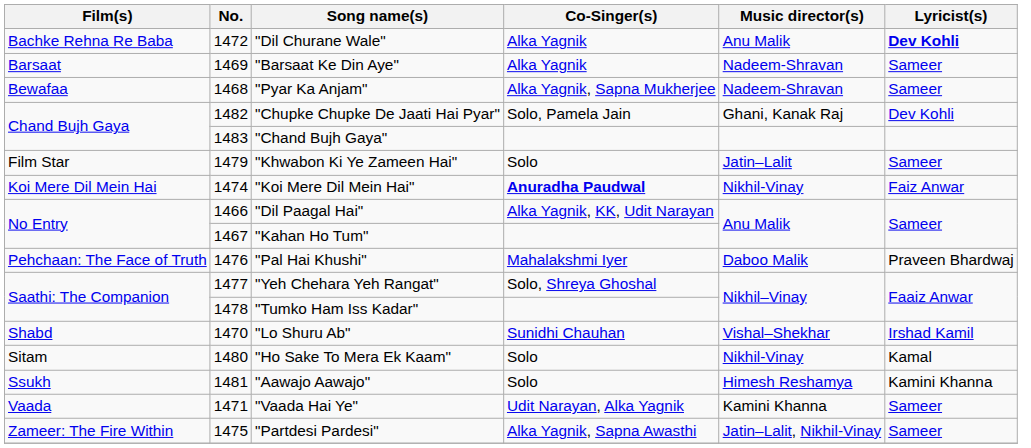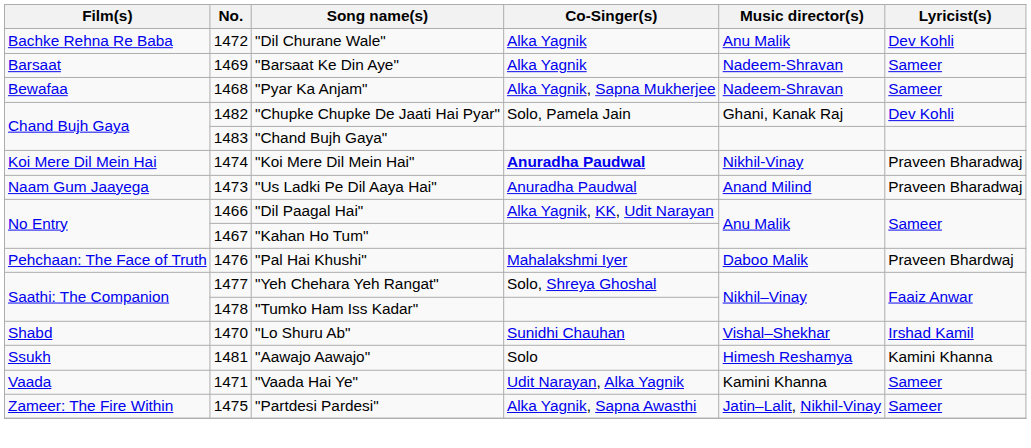(924, 41) bold -> (921, 41) normal
- row: (356, 162)
(926, 187) Faiz Anwar -> (955, 162) Praveen Bharadwaj
+ row: (346, 187)
- row: (353, 357)
